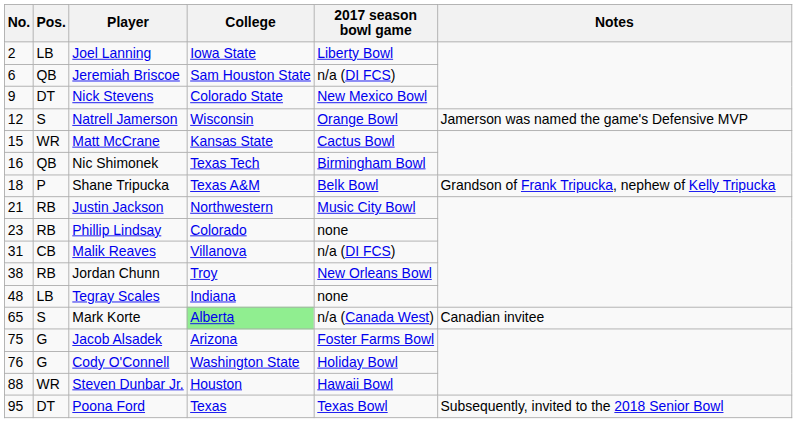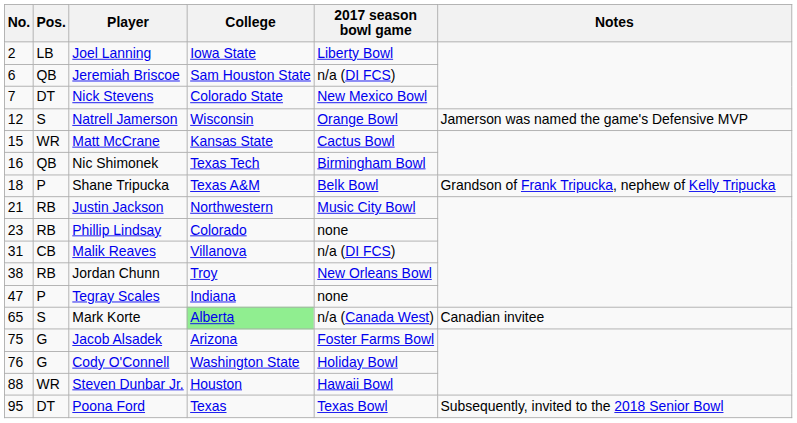(12, 97) 9 -> (12, 97) 7
(15, 296) 48 -> (15, 296) 47
(45, 296) LB -> (41, 296) P
